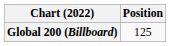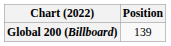(143, 32) 125 -> (143, 32) 139
